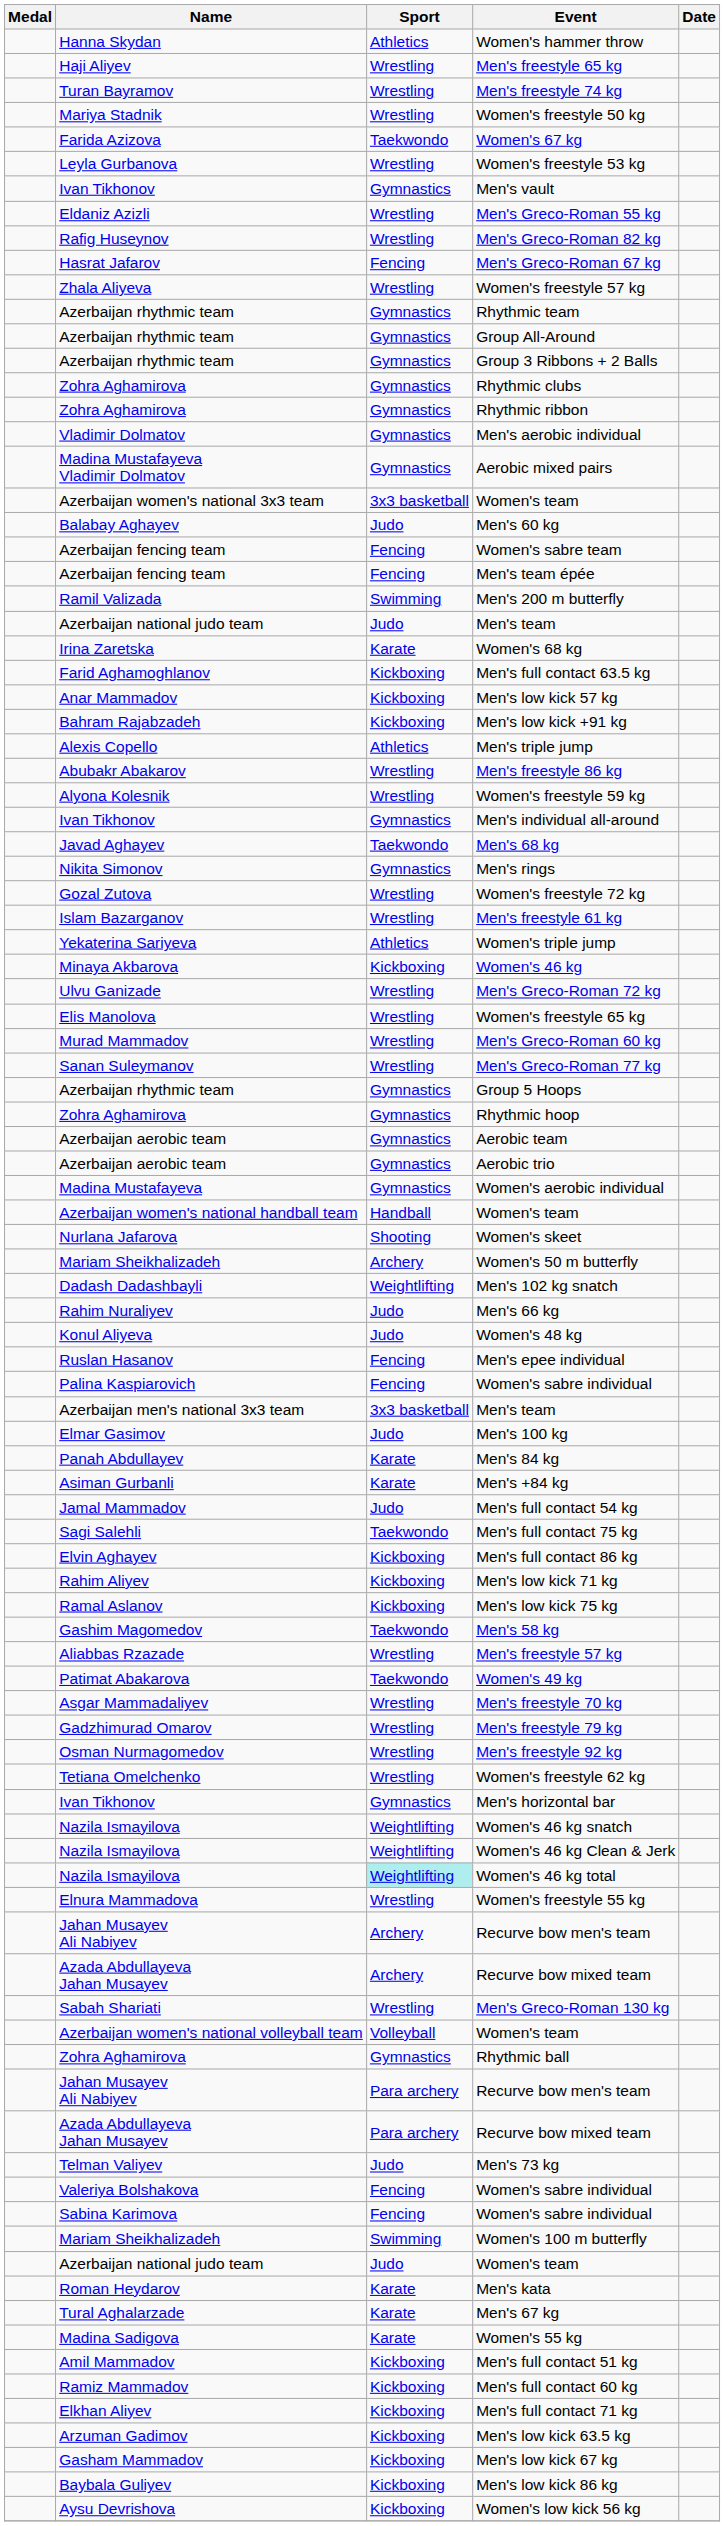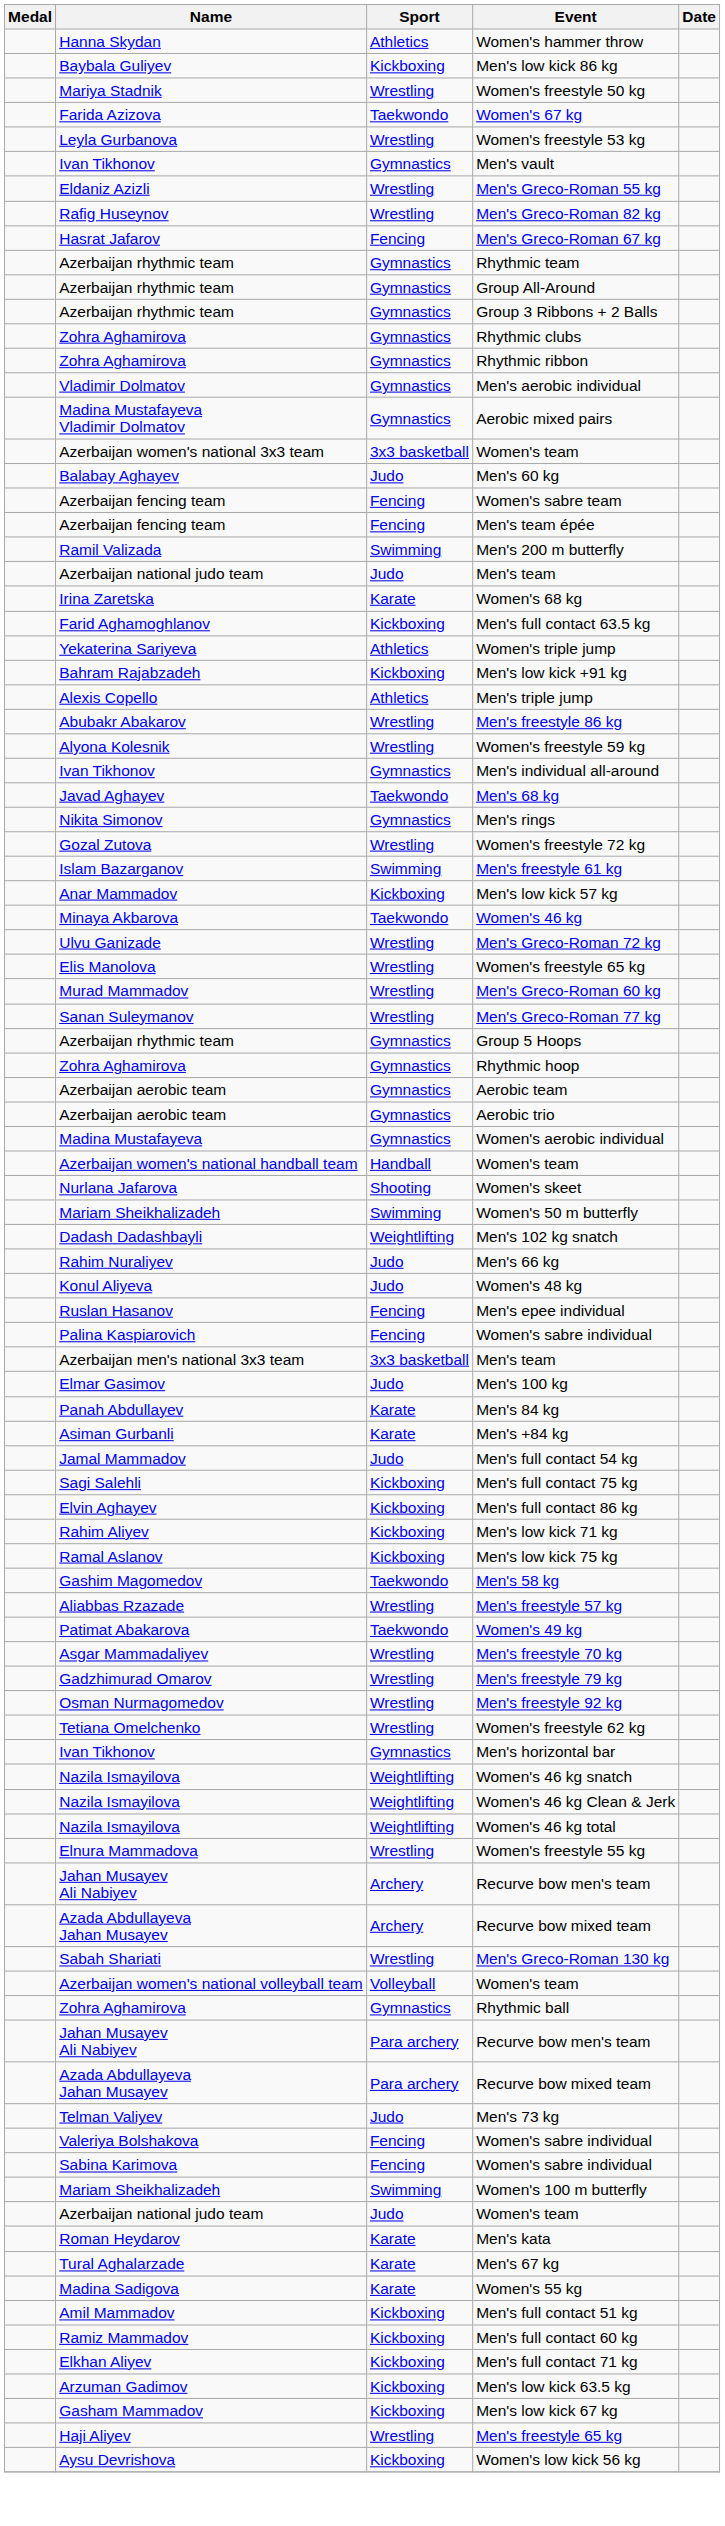rows swapped: (95, 66) <-> (115, 2484)
- row: (116, 91)
- row: (105, 287)
rows swapped: (118, 697) <-> (128, 942)
(402, 918) Wrestling -> (406, 869) Swimming
(407, 967) Kickboxing -> (409, 918) Taekwondo
(397, 1261) Archery -> (406, 1212) Swimming
(409, 1531) Taekwondo -> (407, 1482) Kickboxing
(412, 1875) paleturquoise background -> (412, 1826) no background
